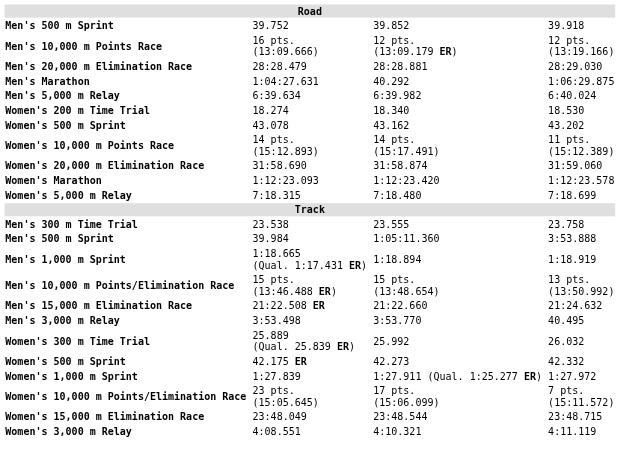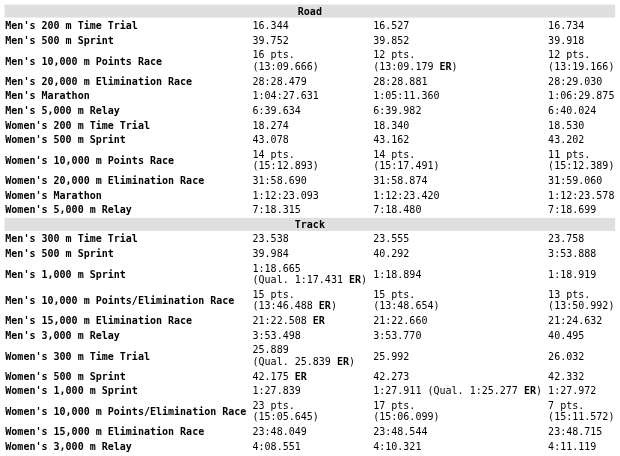+ row: (72, 26)
(391, 81) 40.292 -> (406, 96) 1:05:11.360
(406, 239) 1:05:11.360 -> (391, 254) 40.292
